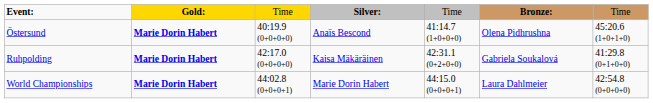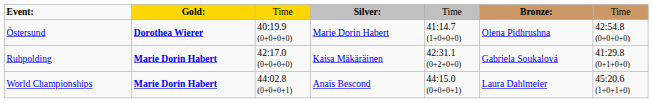(175, 32) Marie Dorin Habert -> (169, 32) Dorothea Wierer
(342, 32) Anaïs Bescond -> (351, 32) Marie Dorin Habert
(613, 32) 45:20.6 (1+0+1+0) -> (613, 32) 42:54.8 (0+0+0+0)
(351, 84) Marie Dorin Habert -> (342, 84) Anaïs Bescond
(613, 84) 42:54.8 (0+0+0+0) -> (613, 84) 45:20.6 (1+0+1+0)
